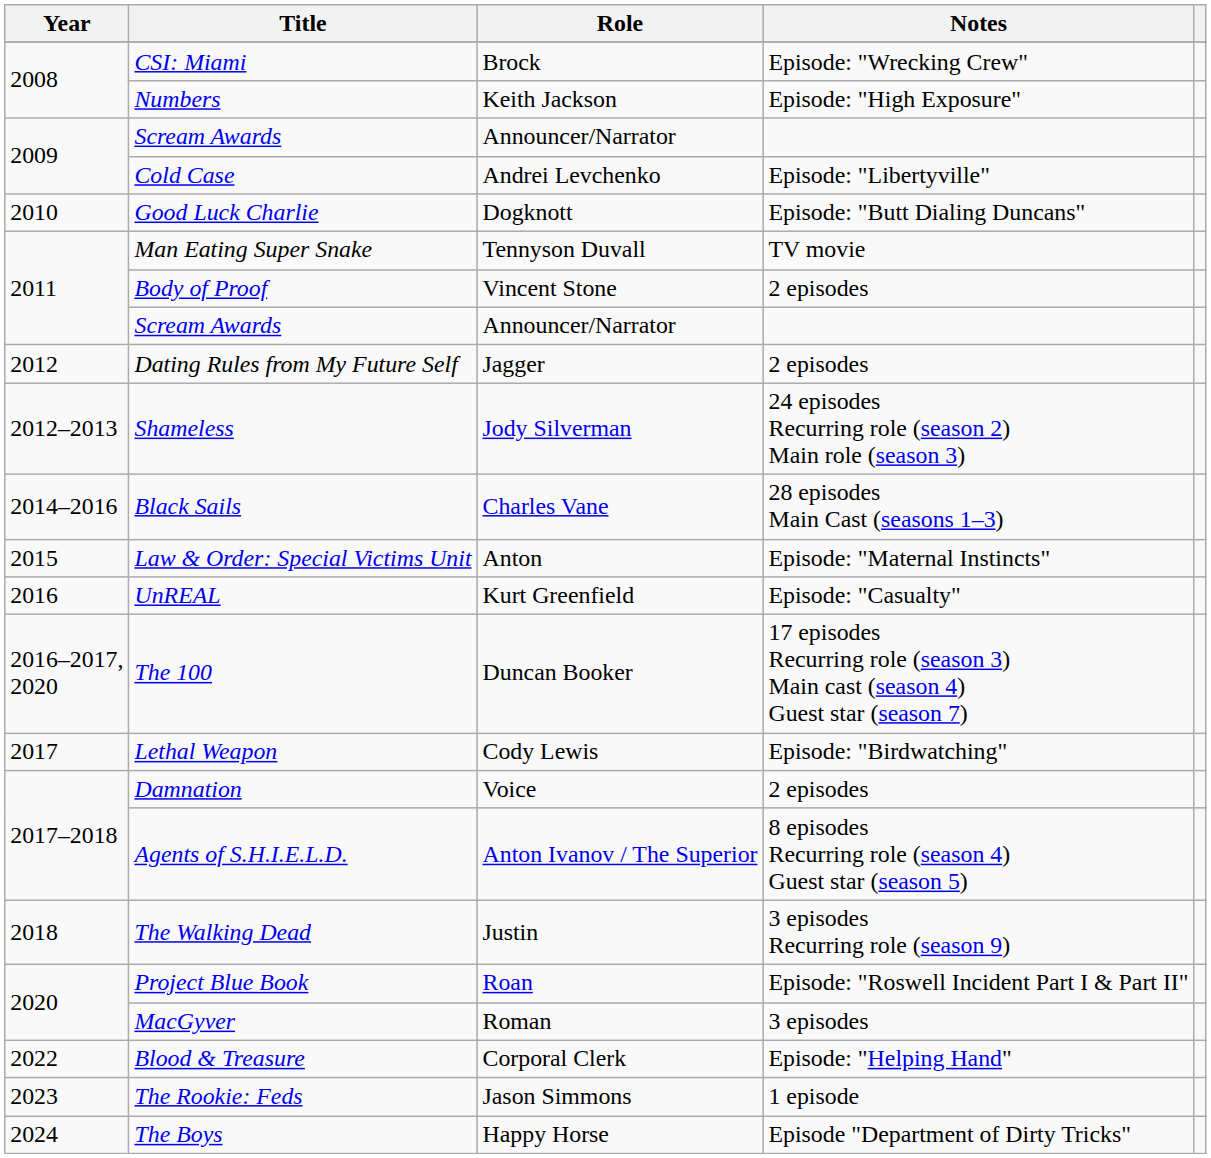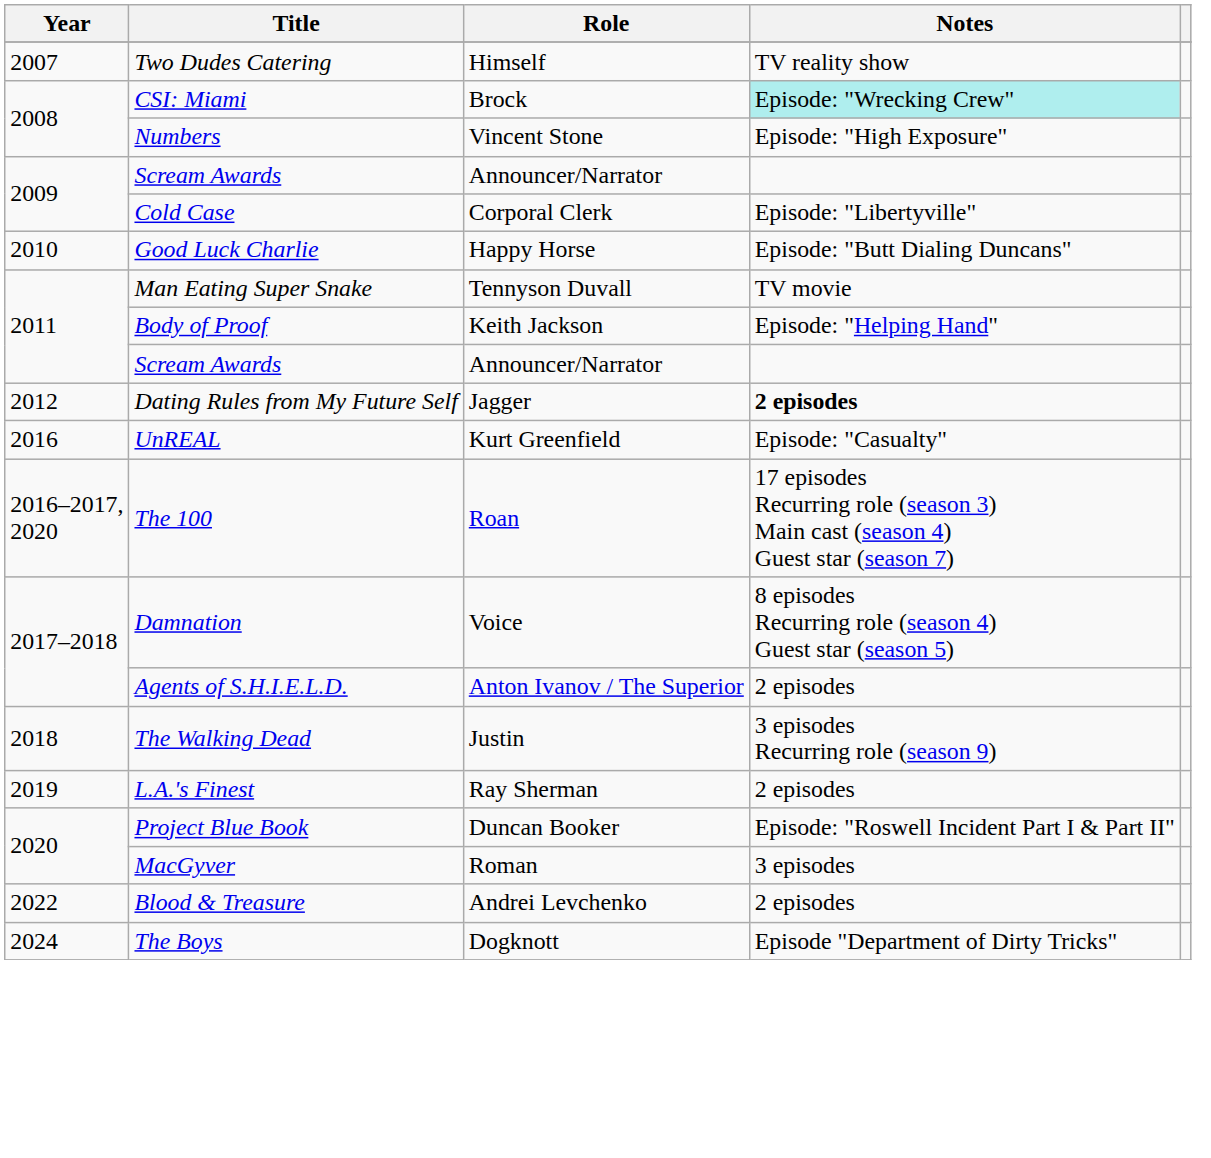+ row: (34, 61)
(898, 61) no background -> (885, 99) paleturquoise background
(550, 99) Keith Jackson -> (536, 136) Vincent Stone
(572, 174) Andrei Levchenko -> (541, 212) Corporal Clerk
(528, 212) Dogknott -> (532, 250) Happy Horse
(550, 288) Vincent Stone -> (536, 325) Keith Jackson
(818, 288) 2 episodes -> (876, 325) Episode: "Helping Hand"
(818, 363) normal -> (806, 401) bold
- row: (64, 428)
- row: (64, 506)
- row: (34, 557)
(558, 673) Duncan Booker -> (494, 517) Roan
- row: (34, 751)
(818, 789) 2 episodes -> (876, 622) 8 episodes Recurring role (season 4) Guest star (season 5)
(889, 853) 8 episodes Recurring role (season 4) Guest star (season 5) -> (805, 686) 2 episodes
+ row: (34, 789)
(508, 983) Roan -> (544, 827) Duncan Booker
(554, 1058) Corporal Clerk -> (558, 902) Andrei Levchenko
(890, 1058) Episode: "Helping Hand" -> (805, 902) 2 episodes
- row: (34, 1096)
(546, 1134) Happy Horse -> (514, 940) Dogknott
